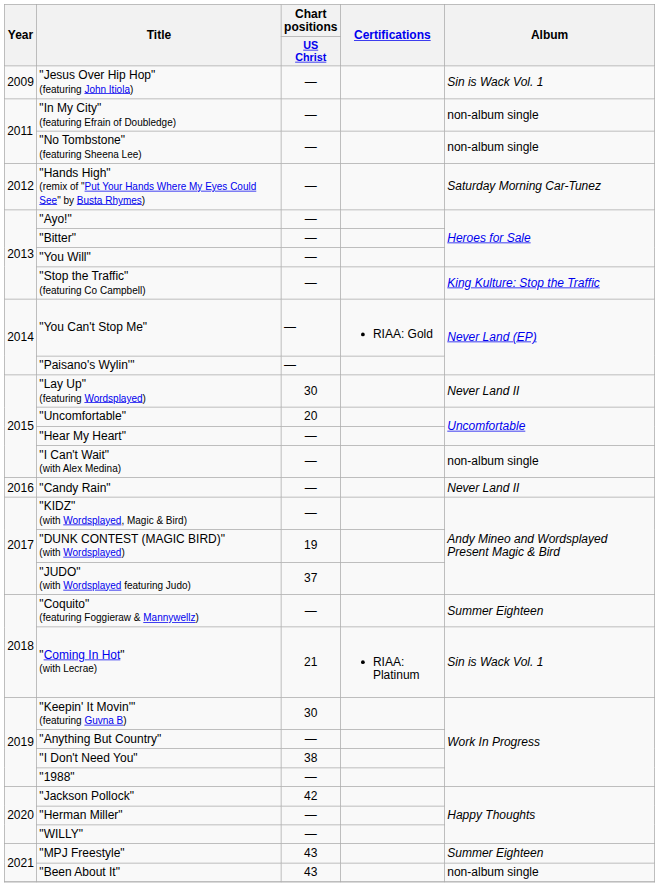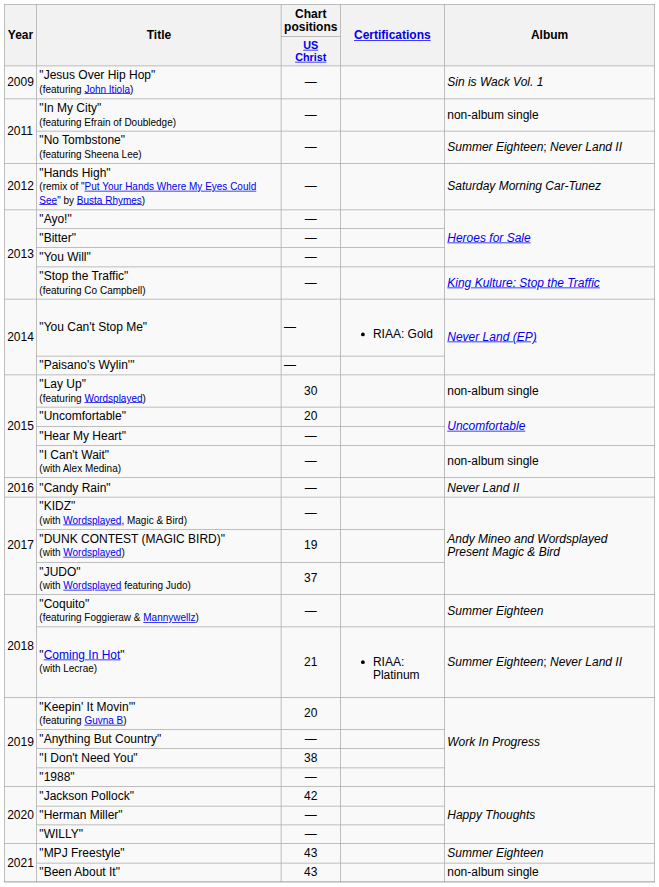(493, 147) non-album single -> (535, 147) Summer Eighteen; Never Land II
(483, 391) Never Land II -> (493, 391) non-album single
(495, 662) Sin is Wack Vol. 1 -> (535, 662) Summer Eighteen; Never Land II
(311, 713) 30 -> (311, 713) 20
